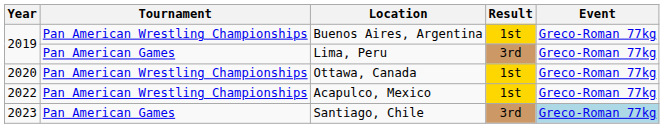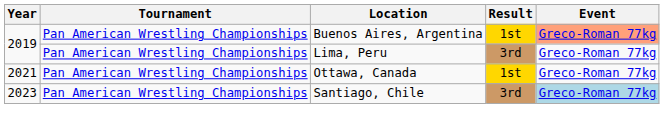(597, 34) no background -> (597, 34) lightsalmon background
(109, 54) Pan American Games -> (175, 54) Pan American Wrestling Championships
(22, 74) 2020 -> (22, 74) 2021
- row: (372, 94)
(109, 113) Pan American Games -> (175, 94) Pan American Wrestling Championships
